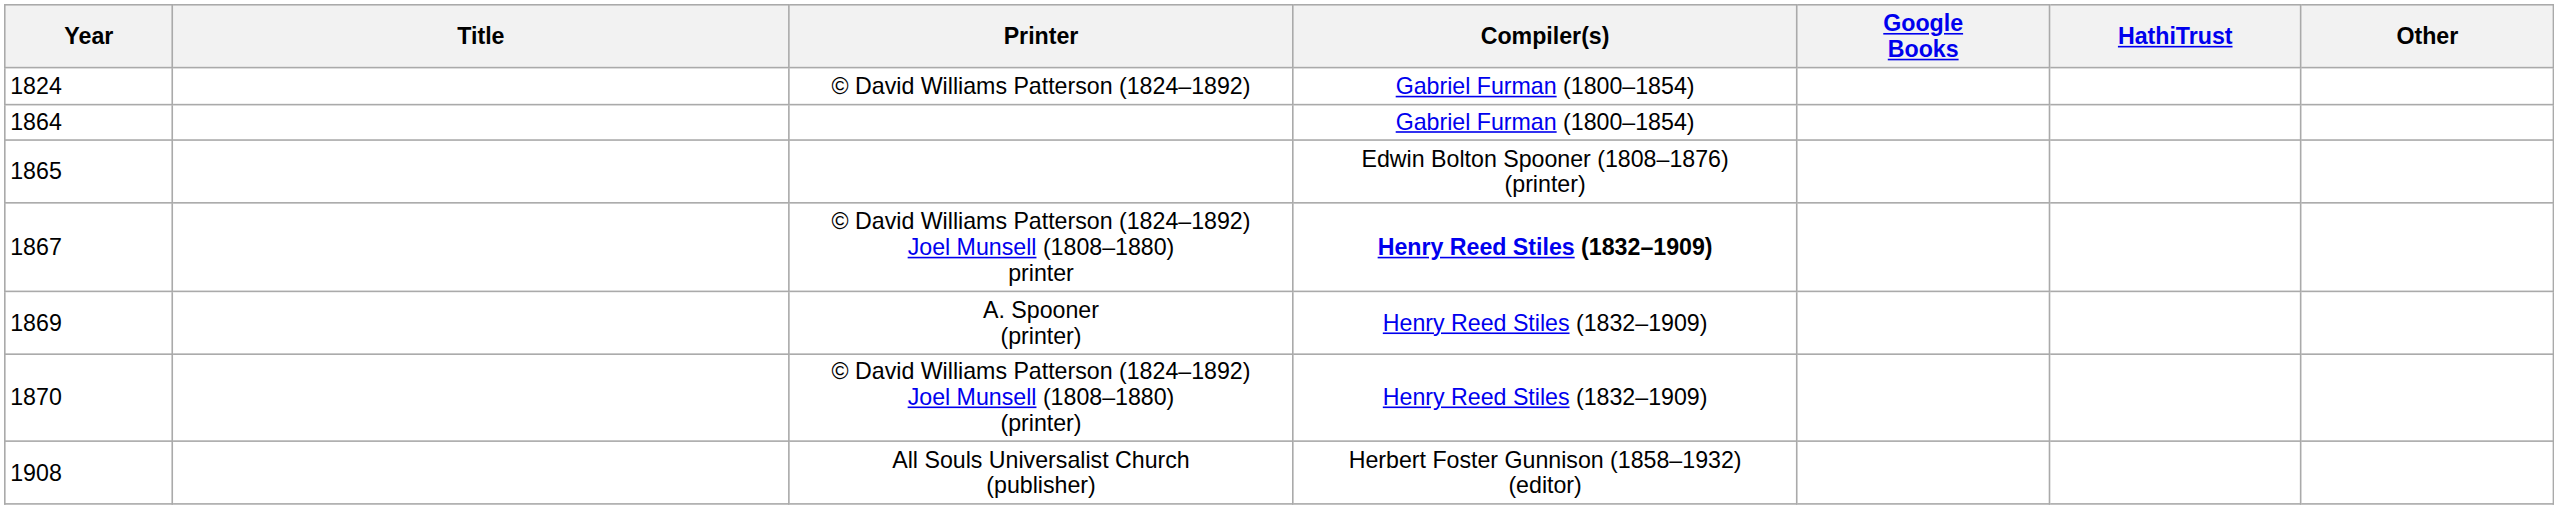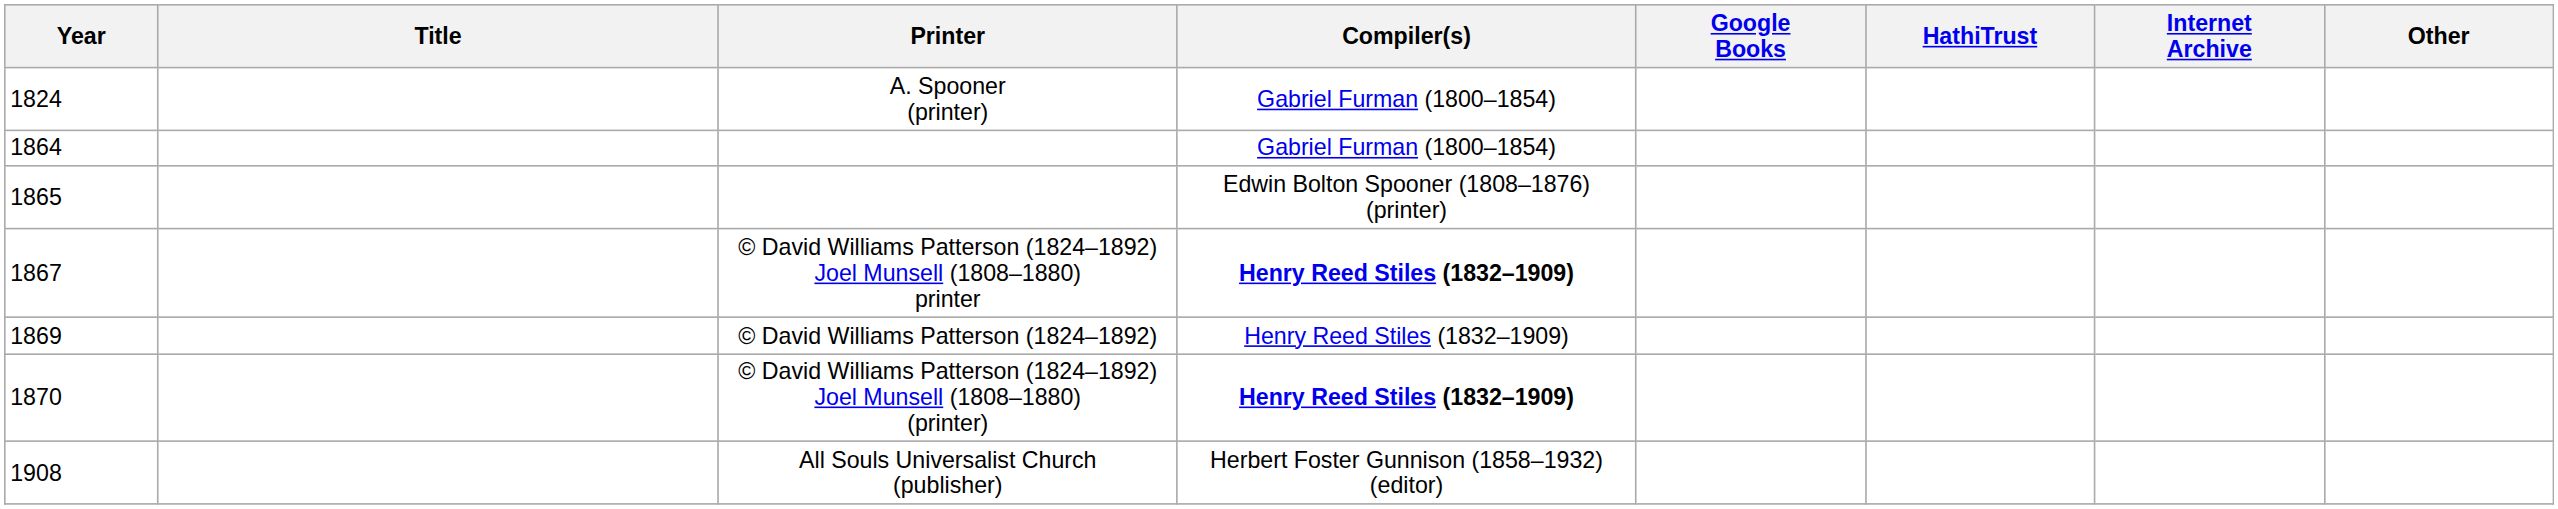+ column: (2209, 36)
(1041, 86) © David Williams Patterson (1824–1892) -> (948, 99) A. Spooner (printer)
(1041, 323) A. Spooner (printer) -> (948, 335) © David Williams Patterson (1824–1892)
(1545, 398) normal -> (1407, 398) bold
